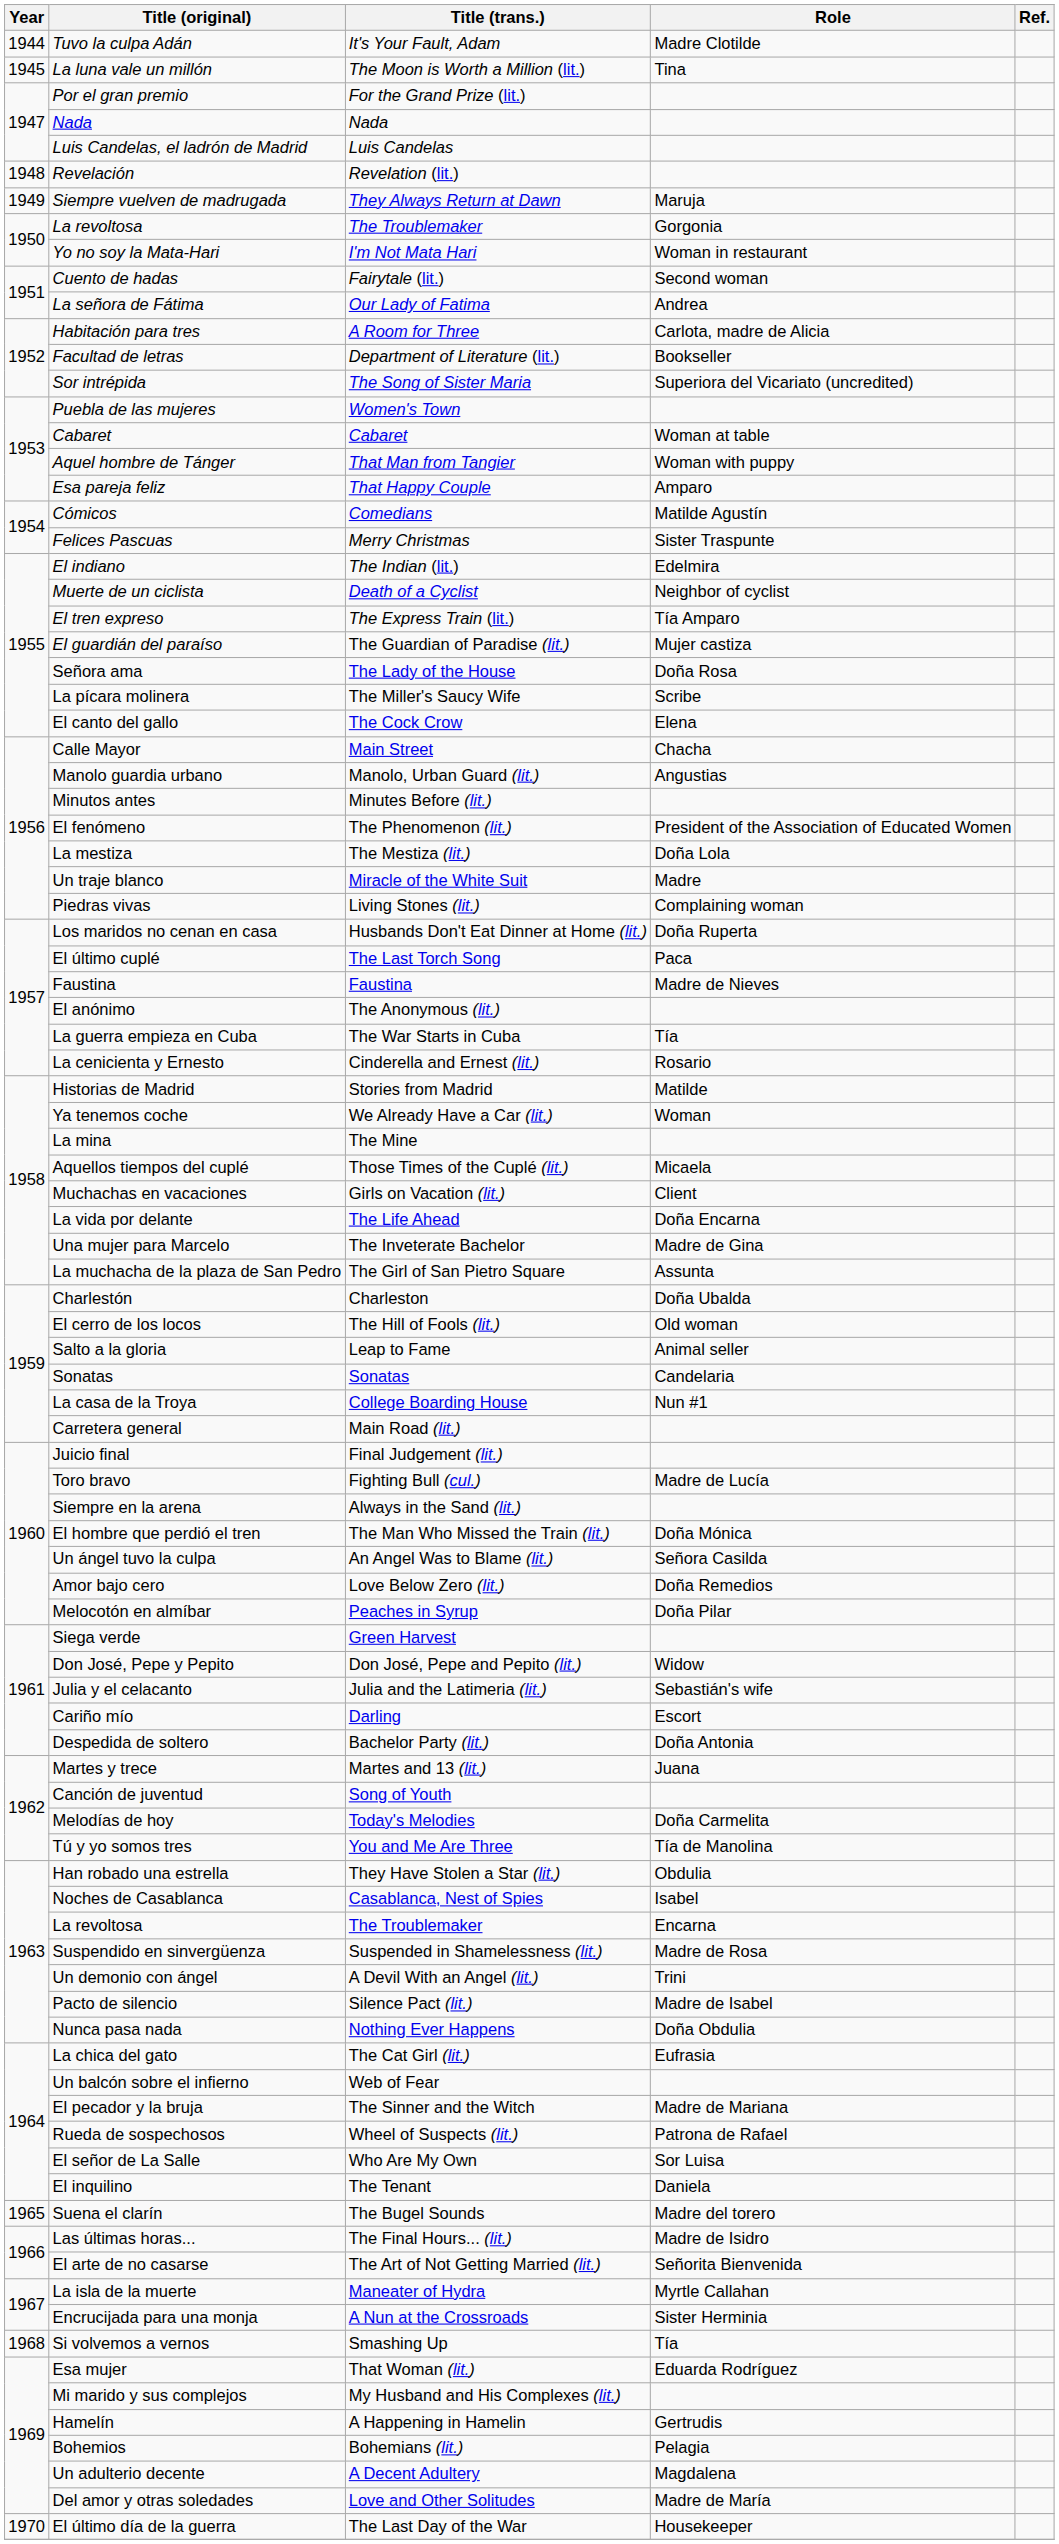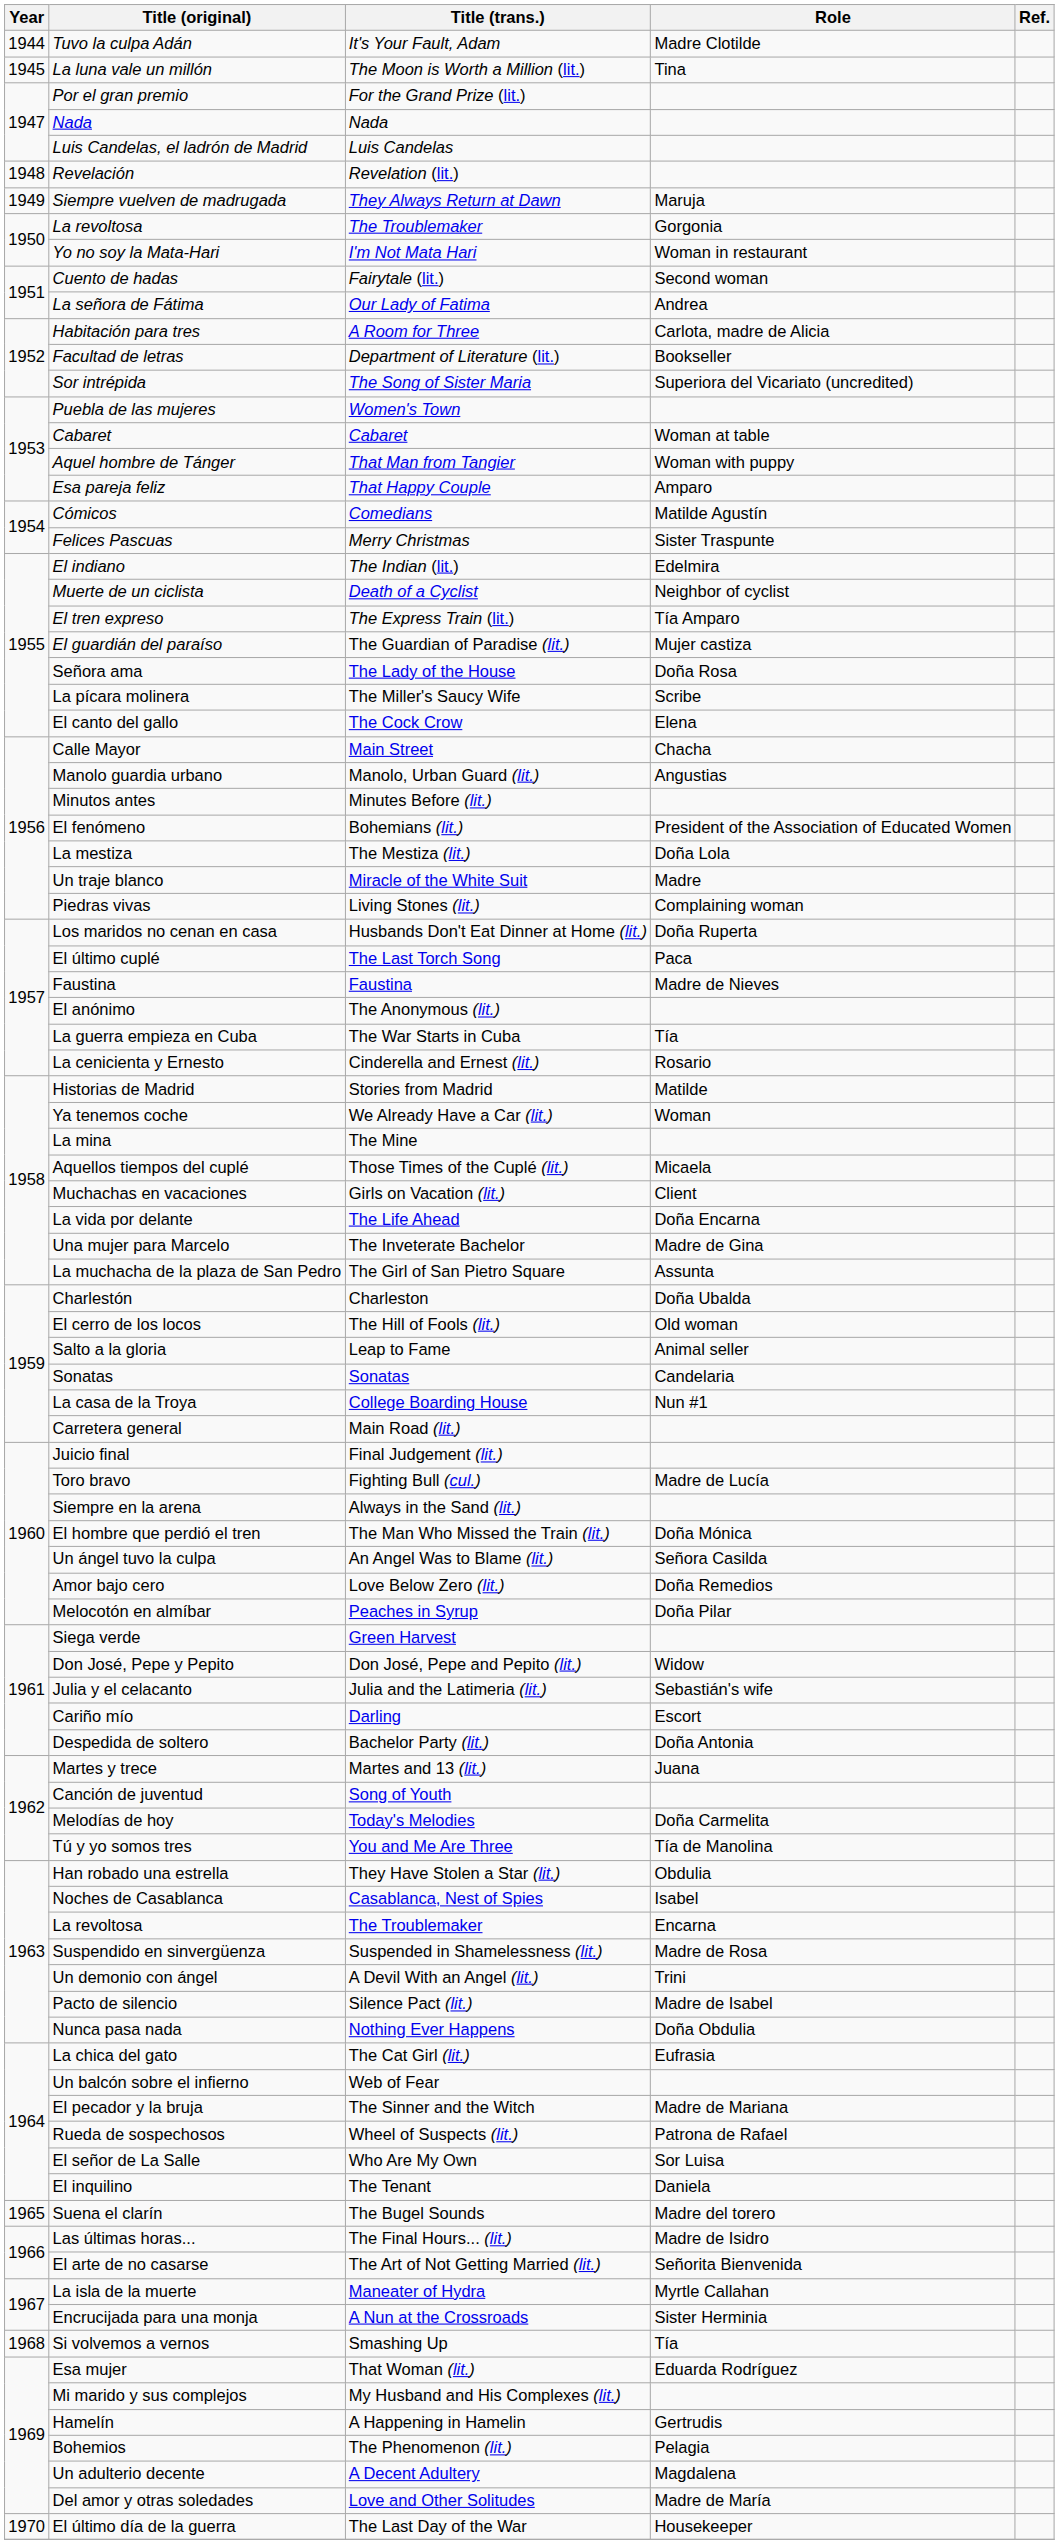(430, 827) The Phenomenon (lit.) -> (406, 827) Bohemians (lit.)
(406, 2448) Bohemians (lit.) -> (430, 2448) The Phenomenon (lit.)
